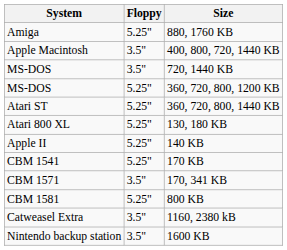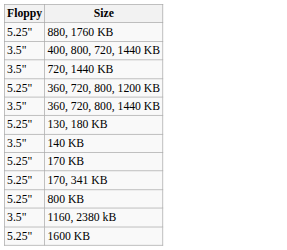- column: (64, 13)
(139, 106) 5.25" -> (17, 106) 3.5"
(139, 143) 5.25" -> (17, 143) 3.5"
(136, 180) 3.5" -> (20, 180) 5.25"
(136, 236) 3.5" -> (20, 236) 5.25"
